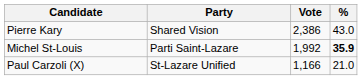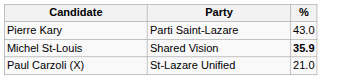- column: (310, 13)
(184, 30) Shared Vision -> (194, 30) Parti Saint-Lazare
(194, 48) Parti Saint-Lazare -> (184, 48) Shared Vision
